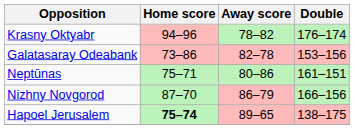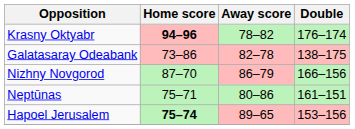(179, 34) normal -> (179, 34) bold
(322, 54) 153–156 -> (322, 54) 138–175
rows swapped: (56, 94) <-> (34, 74)
(322, 114) 138–175 -> (322, 114) 153–156
